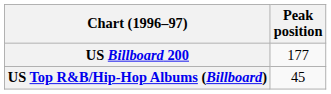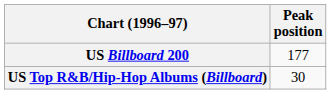(298, 77) 45 -> (298, 77) 30
